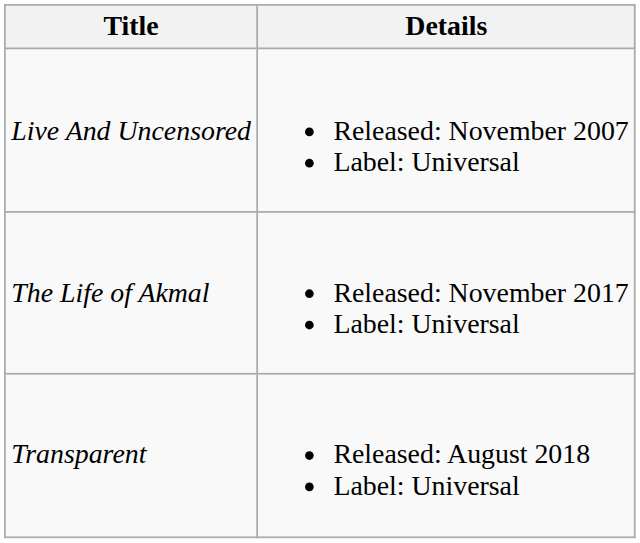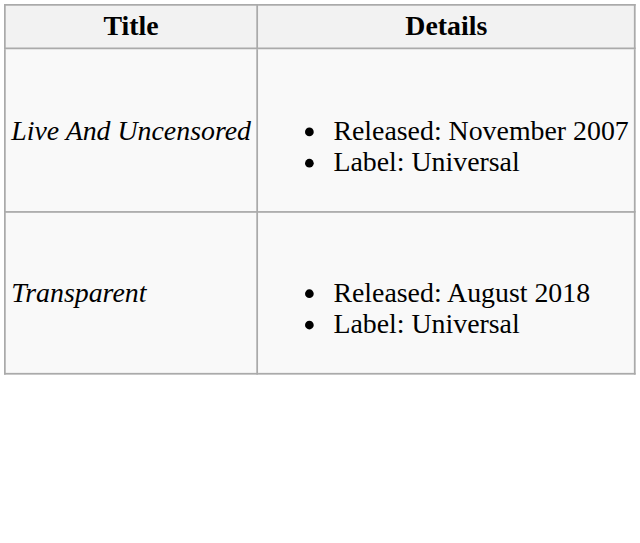- row: (110, 292)
